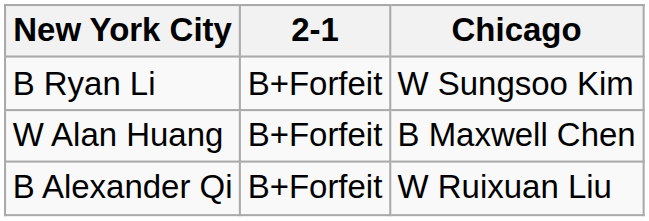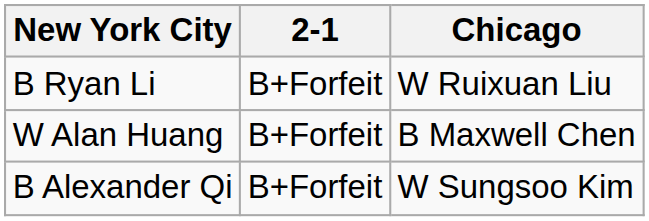(516, 82) W Sungsoo Kim -> (505, 82) W Ruixuan Liu
(505, 187) W Ruixuan Liu -> (516, 187) W Sungsoo Kim
